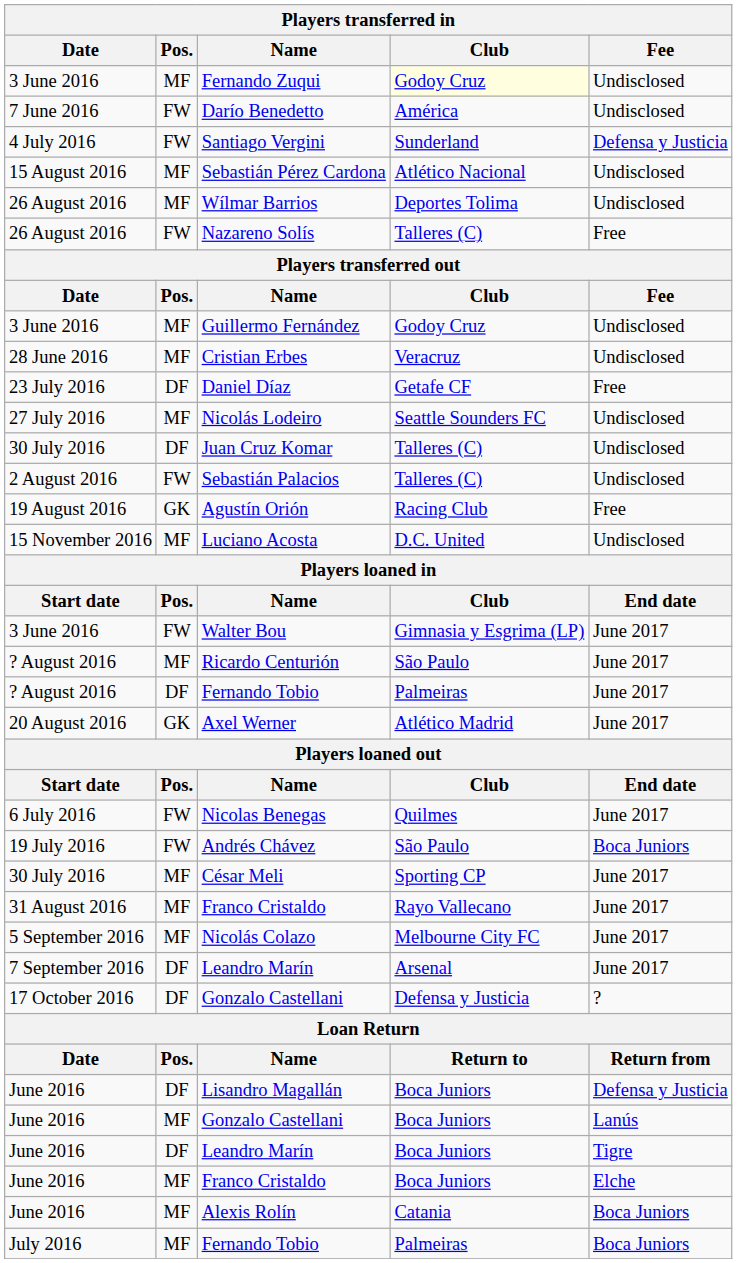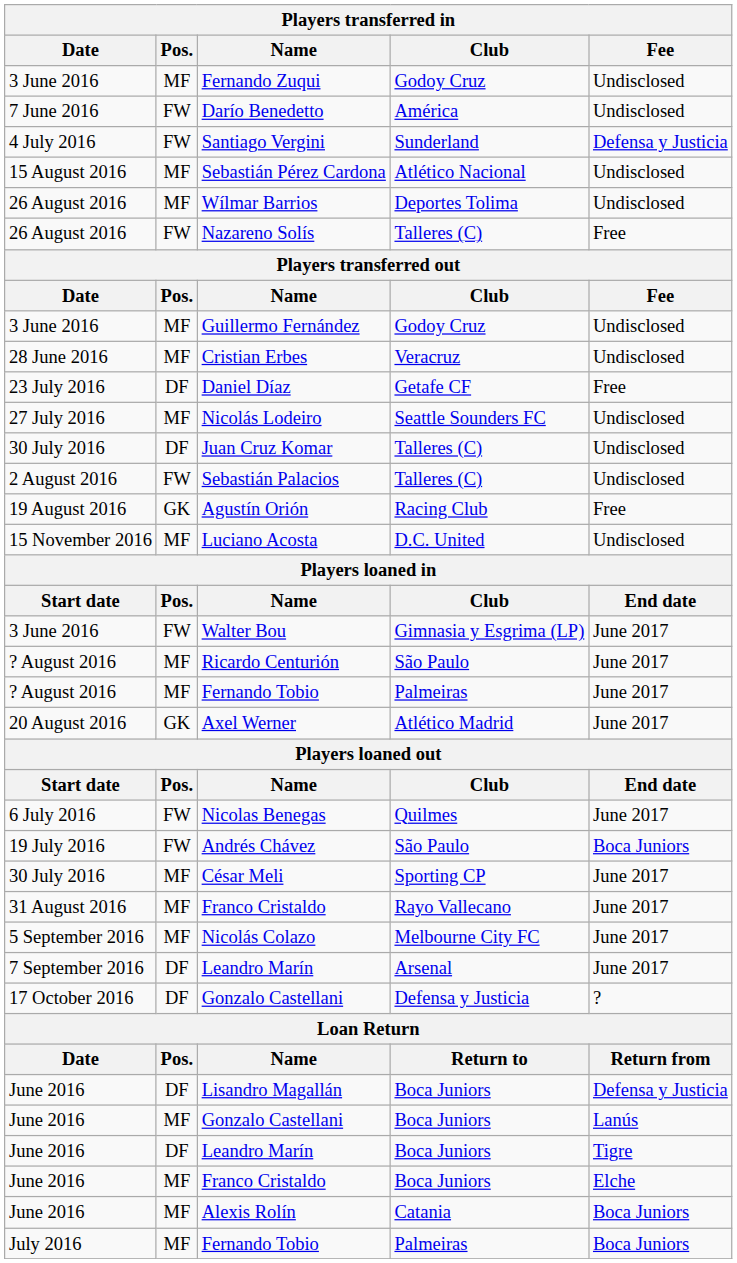(440, 81) lightyellow background -> (440, 81) no background
(177, 692) DF -> (177, 692) MF
